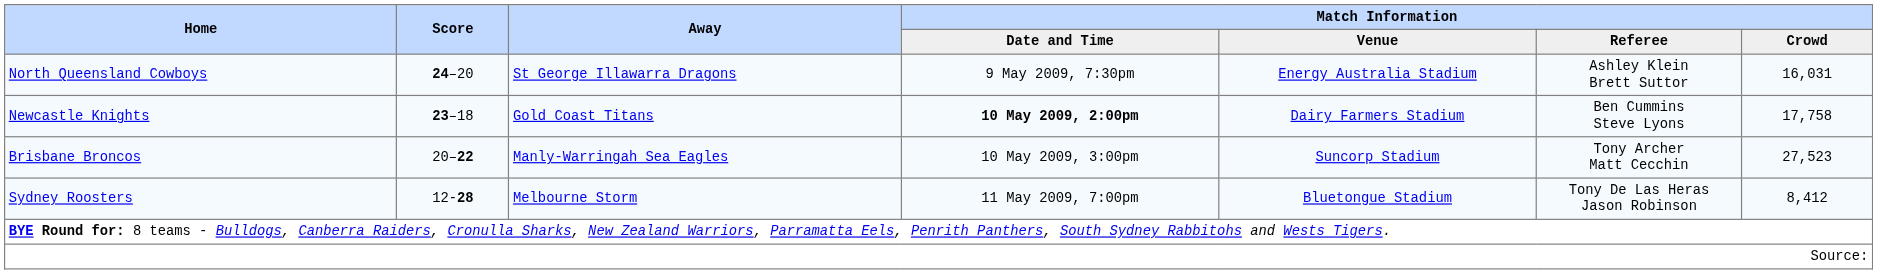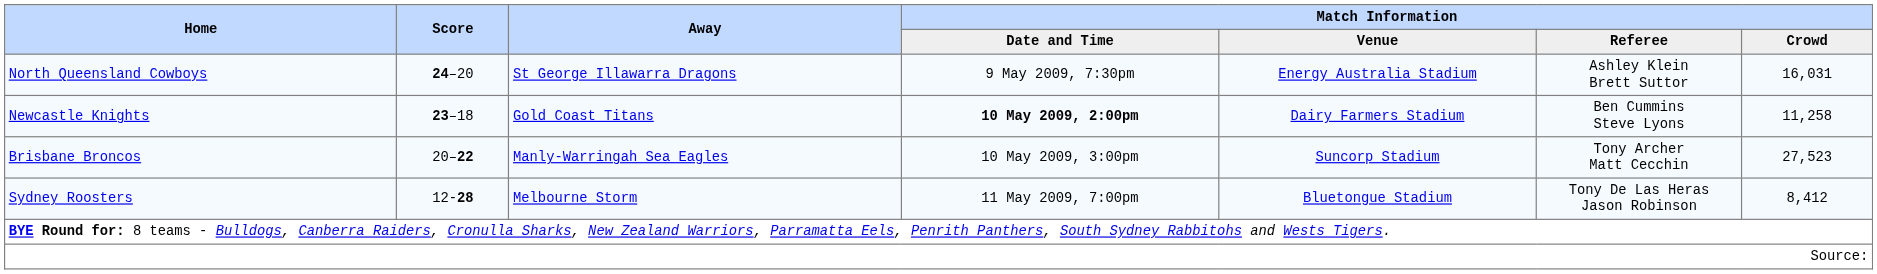(1807, 116) 17,758 -> (1807, 116) 11,258
